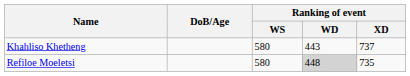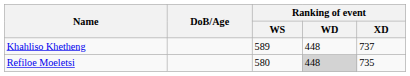(262, 46) 580 -> (262, 46) 589
(312, 46) 443 -> (312, 46) 448
